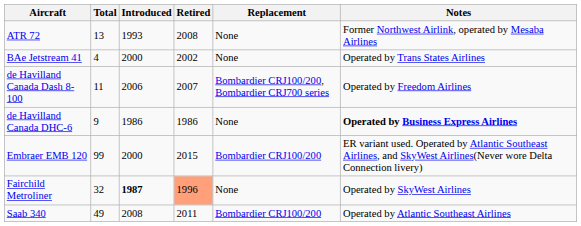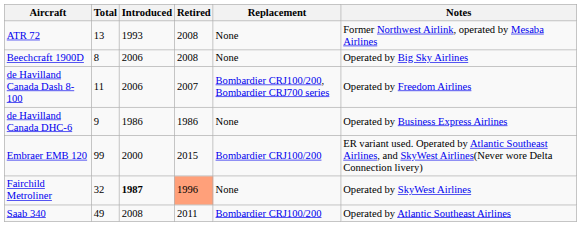- row: (44, 58)
+ row: (45, 58)
(430, 121) bold -> (425, 121) normal
